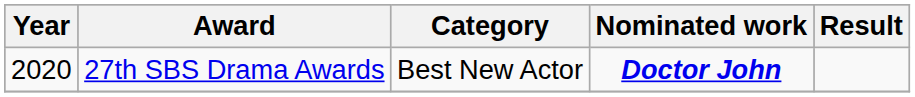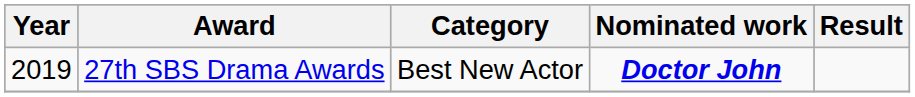(41, 69) 2020 -> (41, 69) 2019
